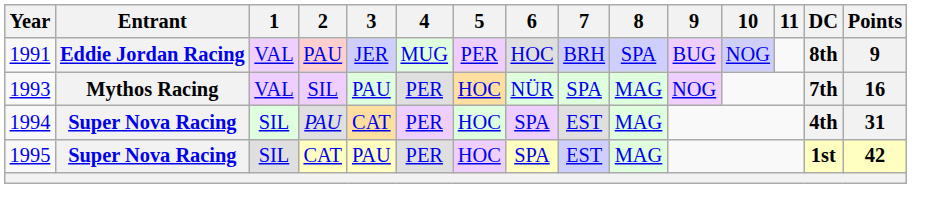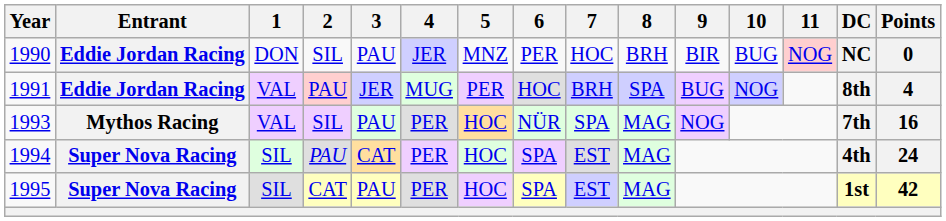+ row: (30, 54)
(875, 54) 9 -> (908, 88) 4
(875, 121) 31 -> (908, 155) 24
